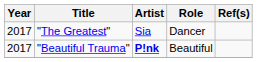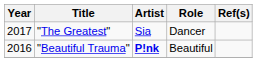(19, 48) 2017 -> (19, 48) 2016
